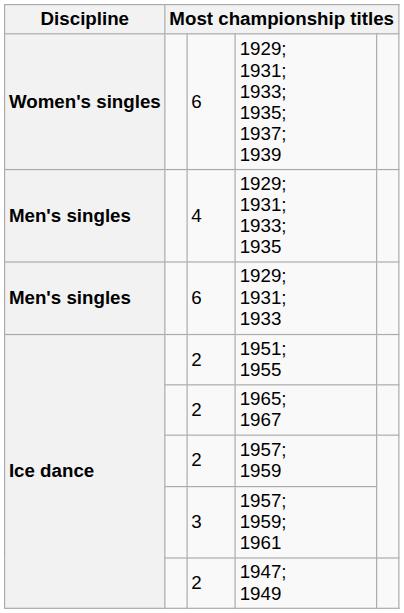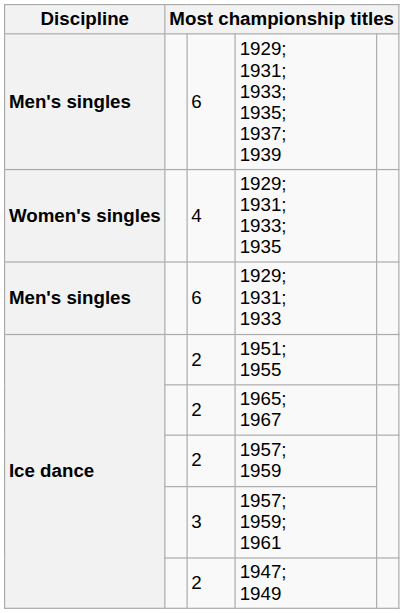(85, 101) Women's singles -> (70, 101) Men's singles
(70, 215) Men's singles -> (85, 215) Women's singles
